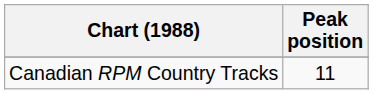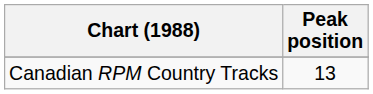(325, 72) 11 -> (325, 72) 13
